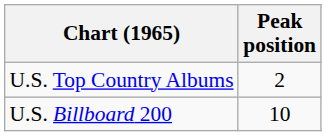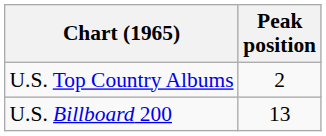(280, 113) 10 -> (280, 113) 13
